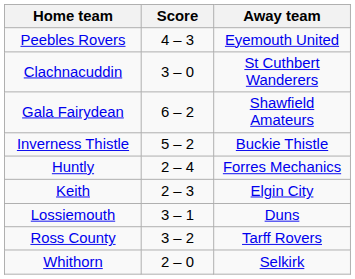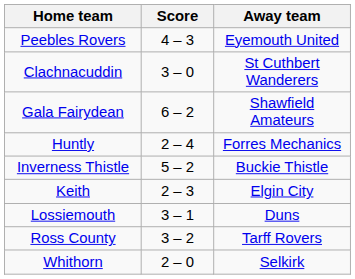rows swapped: (73, 167) <-> (73, 144)
